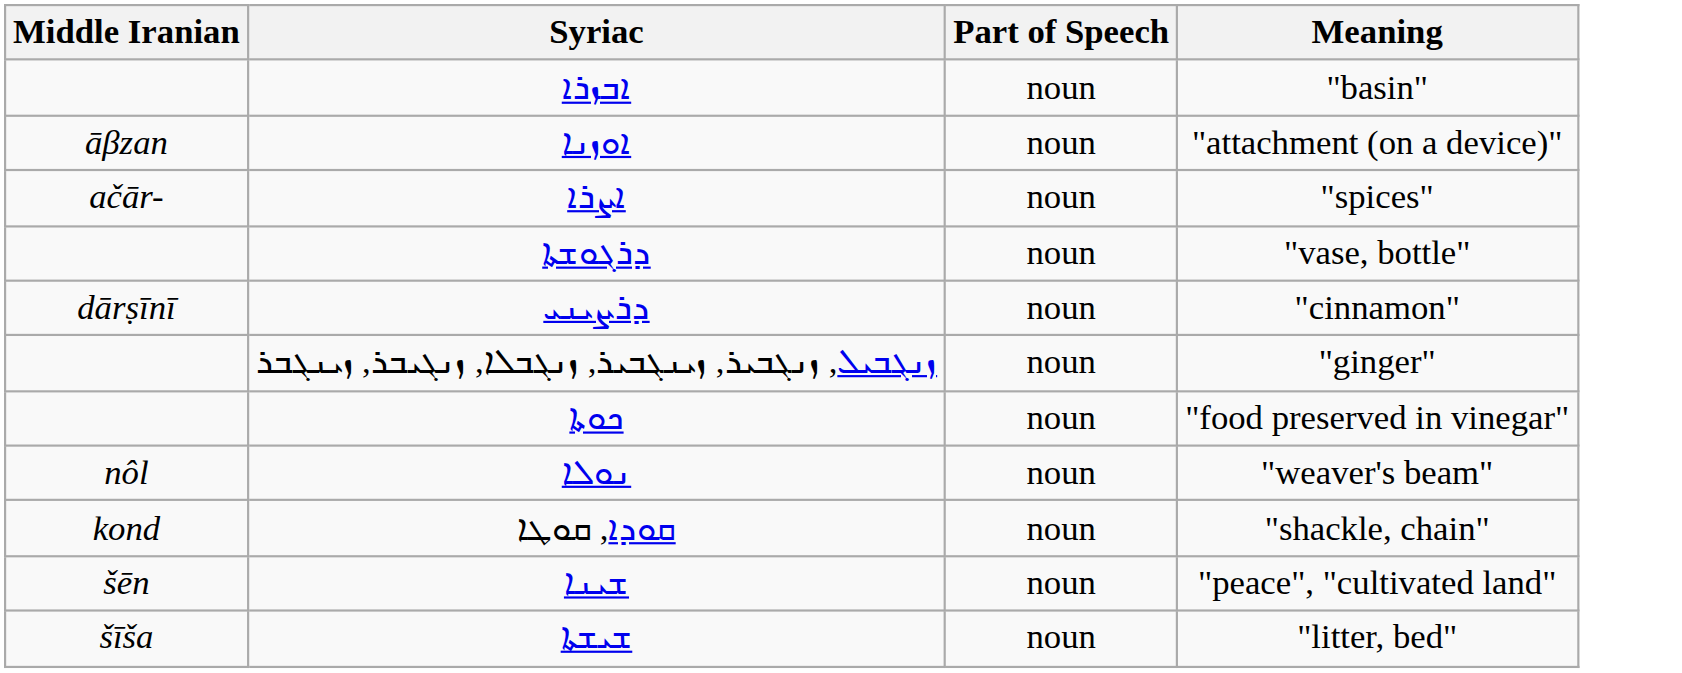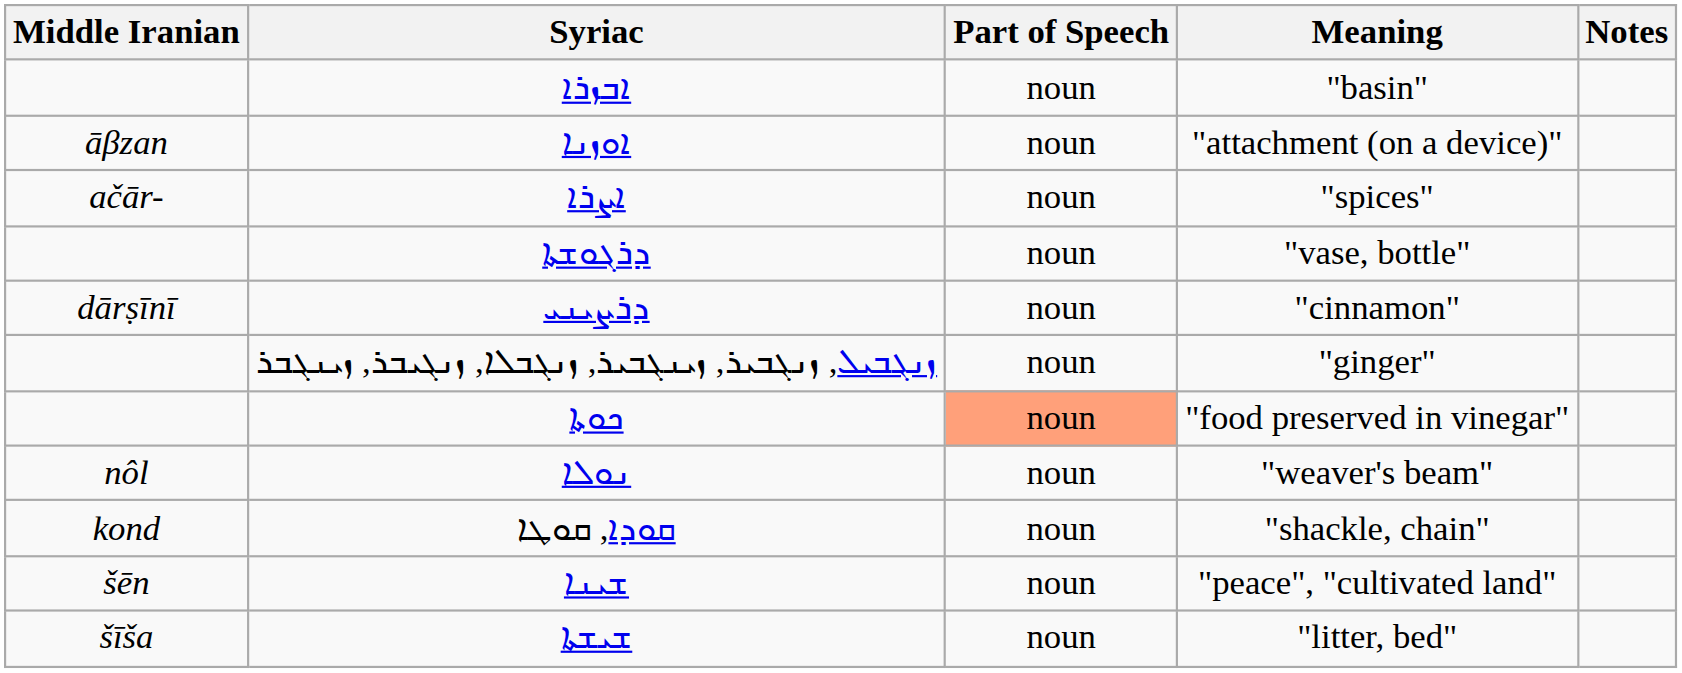+ column: (1627, 32)
(1061, 417) no background -> (1061, 417) lightsalmon background
